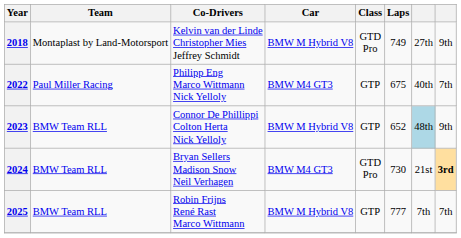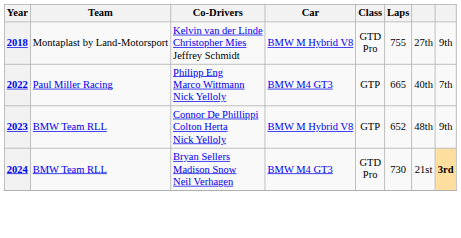(398, 43) 749 -> (398, 43) 755
(398, 85) 675 -> (398, 85) 665
(424, 127) lightblue background -> (424, 127) no background
- row: (17, 211)
